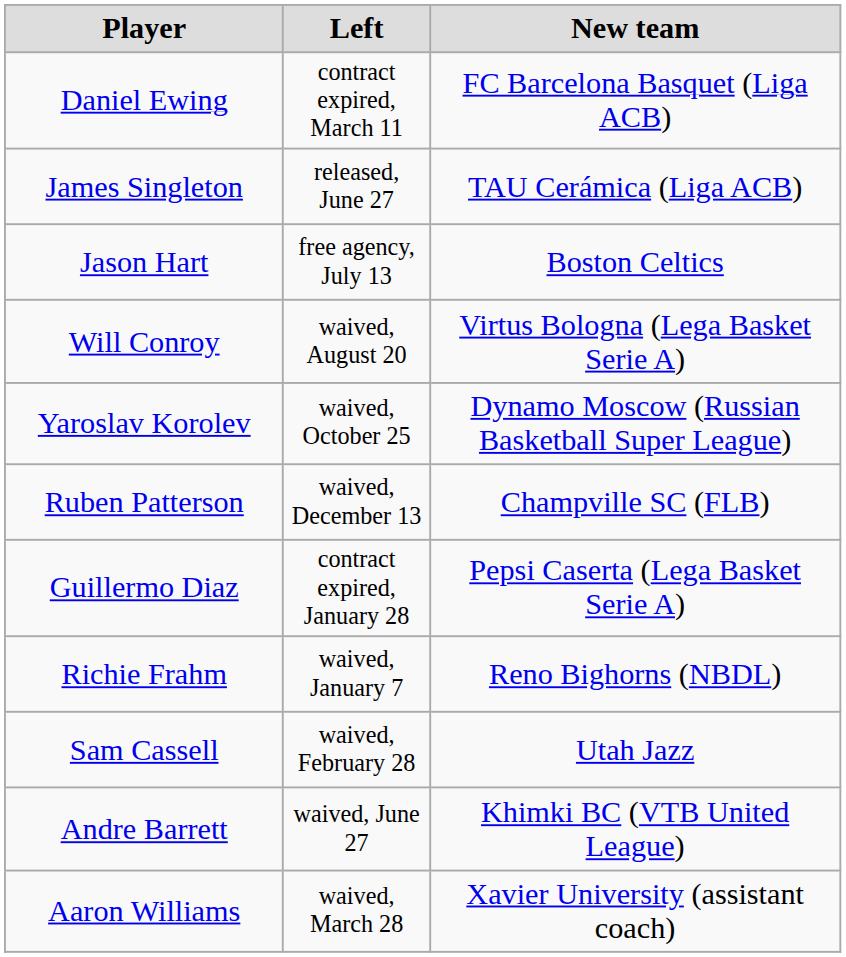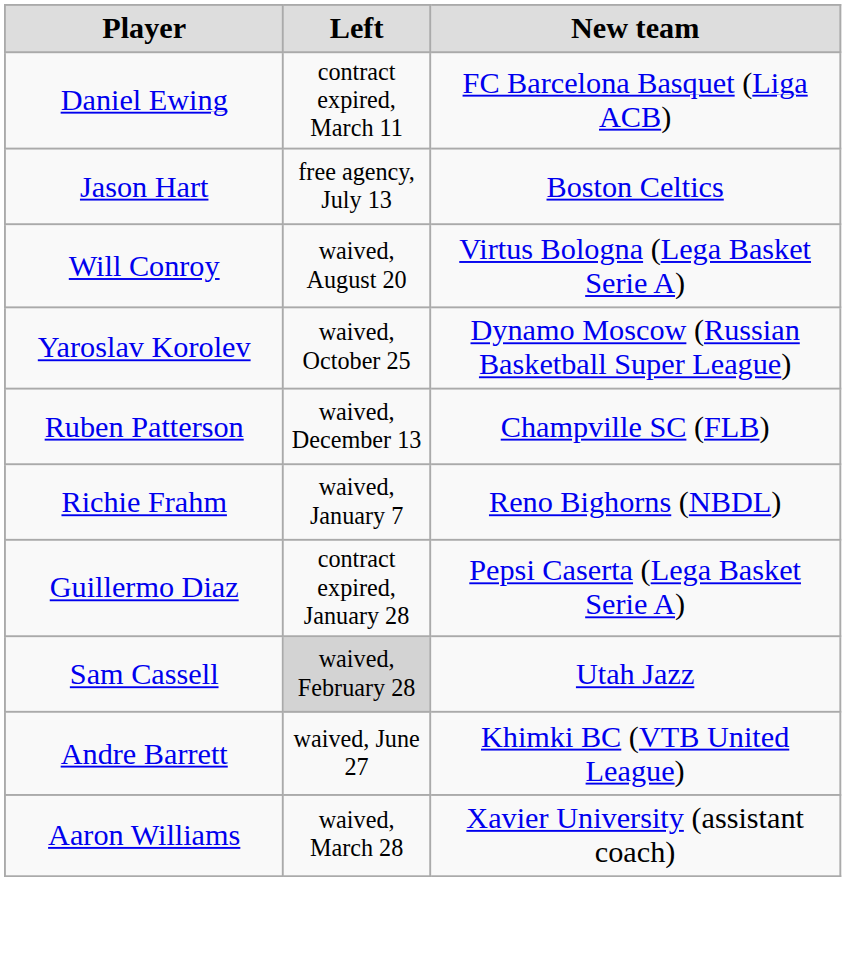- row: (144, 186)
rows swapped: (144, 674) <-> (144, 588)
(357, 749) no background -> (357, 674) lightgrey background
